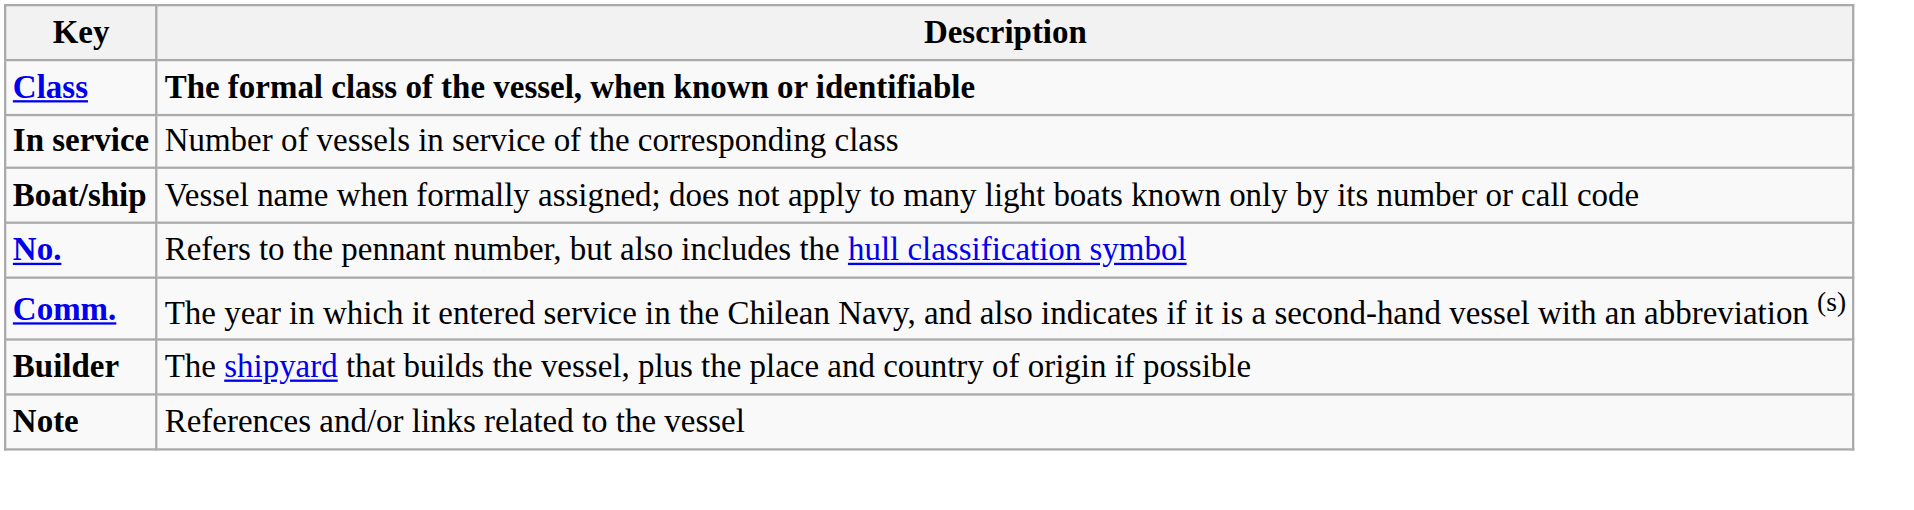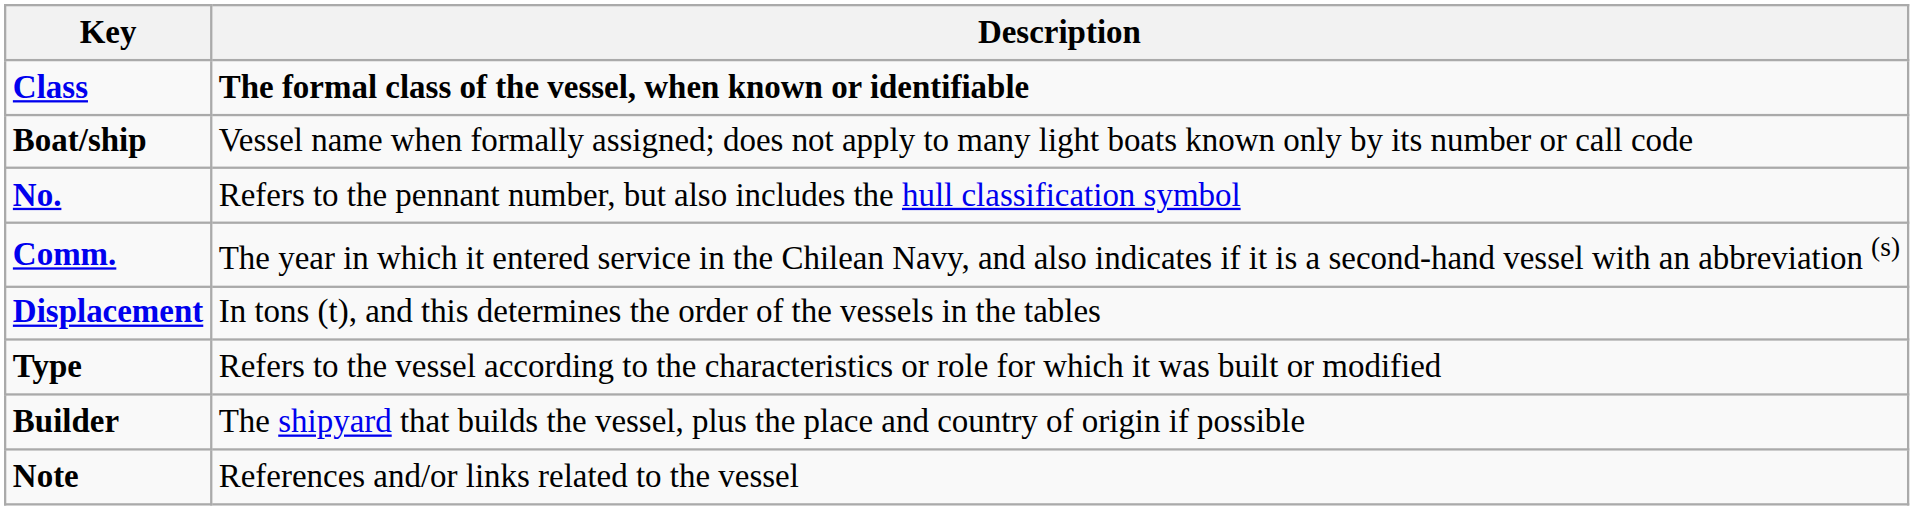- row: (81, 140)
+ row: (108, 312)
+ row: (47, 367)
